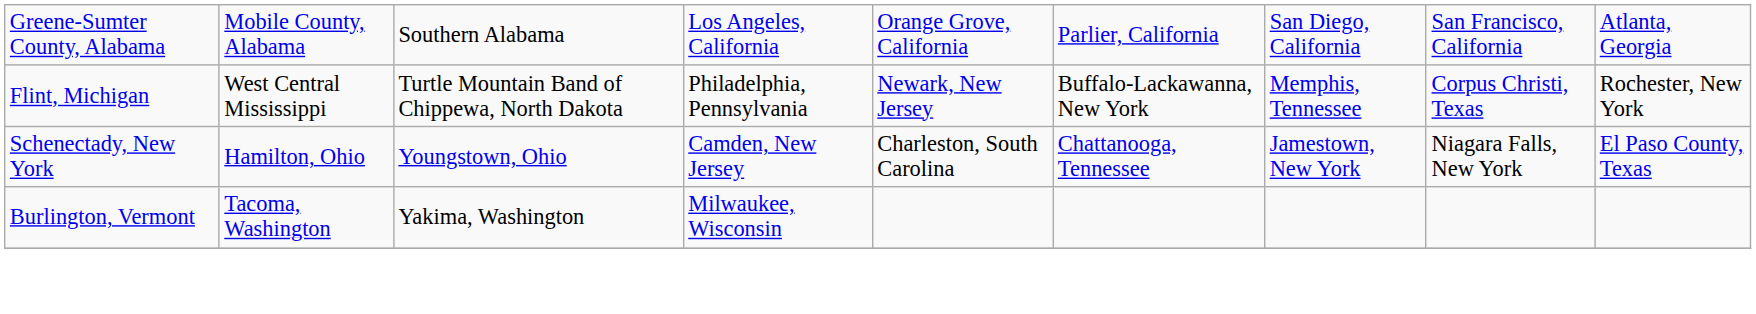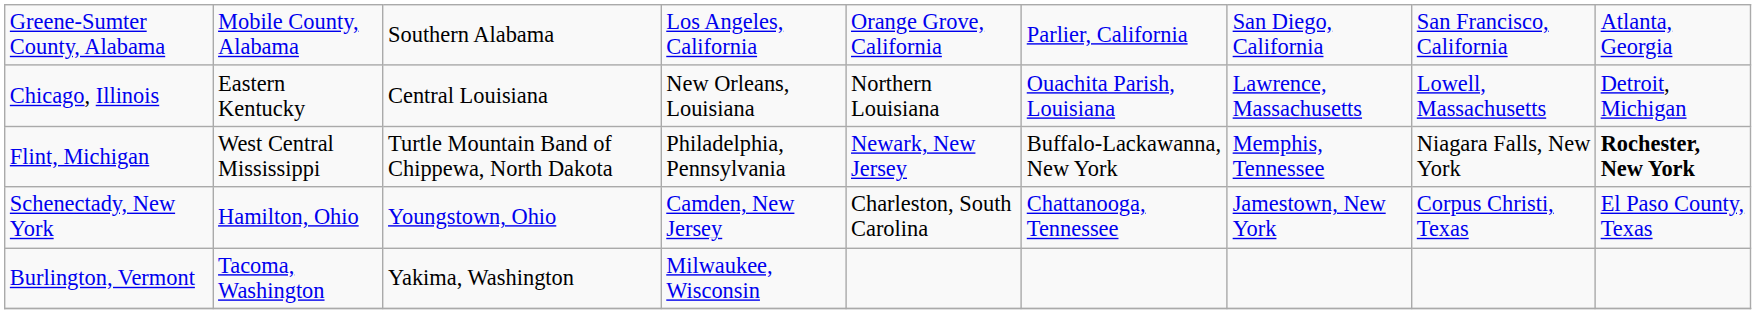+ row: (85, 95)
(1500, 95) Corpus Christi, Texas -> (1504, 156) Niagara Falls, New York
(1671, 95) normal -> (1650, 156) bold
(1494, 156) Niagara Falls, New York -> (1485, 217) Corpus Christi, Texas
